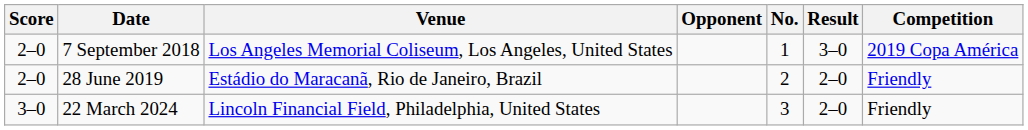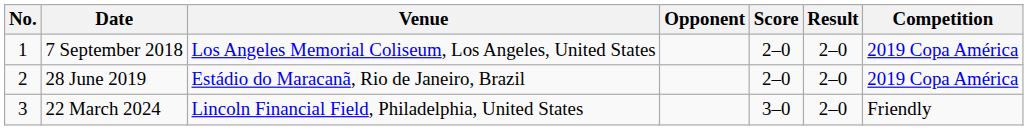columns swapped: (785, 19) <-> (31, 19)
(833, 49) 3–0 -> (833, 49) 2–0
(899, 79) Friendly -> (943, 79) 2019 Copa América
